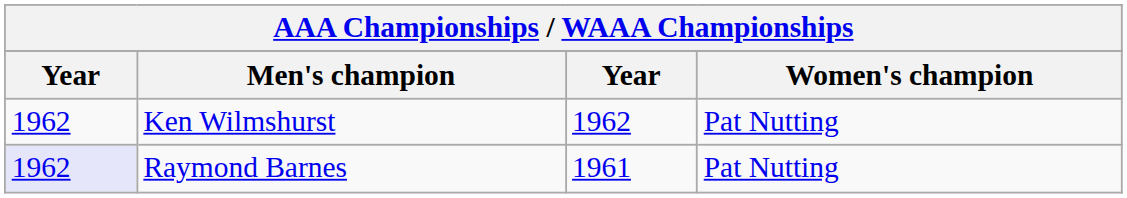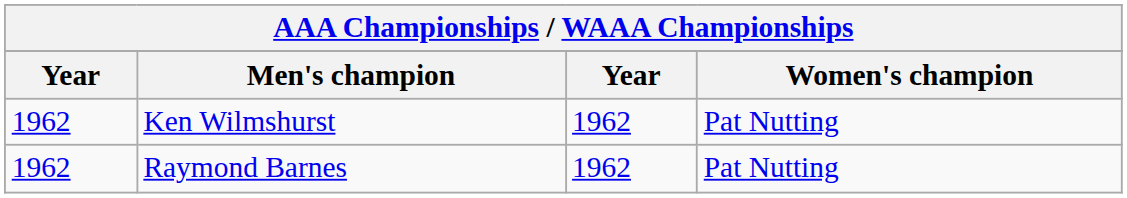(41, 167) lavender background -> (41, 167) no background
(602, 167) 1961 -> (602, 167) 1962
